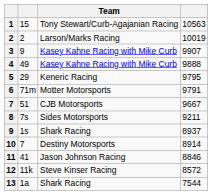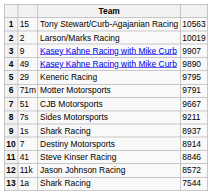(192, 64) 9888 -> (192, 64) 9890
(83, 157) Jason Johnson Racing -> (78, 157) Steve Kinser Racing
(78, 170) Steve Kinser Racing -> (83, 170) Jason Johnson Racing
